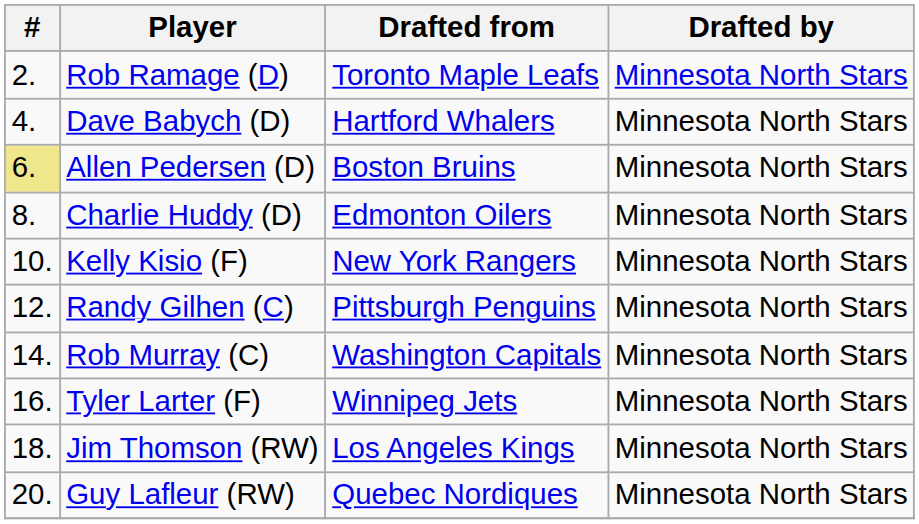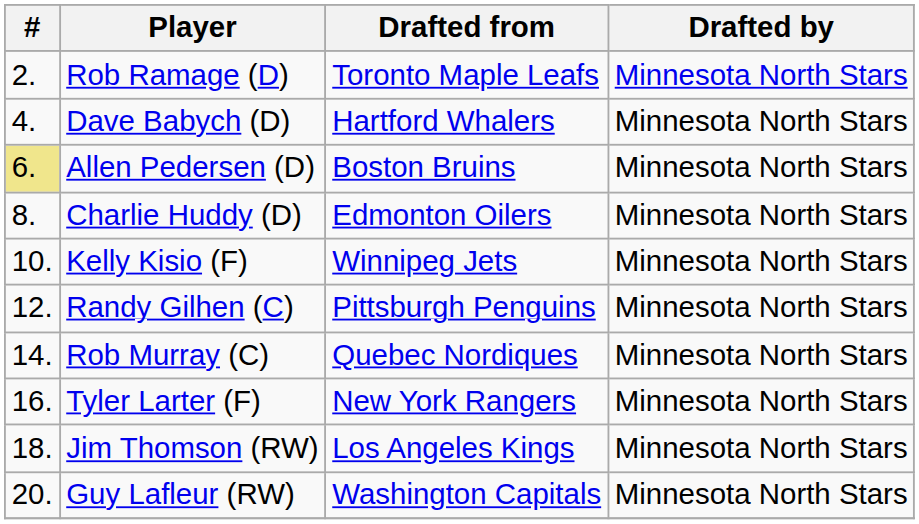(454, 261) New York Rangers -> (425, 261) Winnipeg Jets
(467, 354) Washington Capitals -> (455, 354) Quebec Nordiques
(425, 401) Winnipeg Jets -> (454, 401) New York Rangers
(455, 494) Quebec Nordiques -> (467, 494) Washington Capitals
